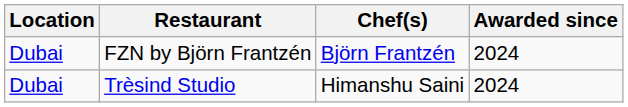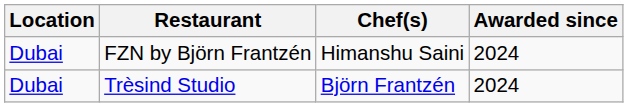(388, 53) Björn Frantzén -> (392, 53) Himanshu Saini
(392, 85) Himanshu Saini -> (388, 85) Björn Frantzén
